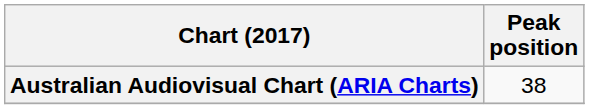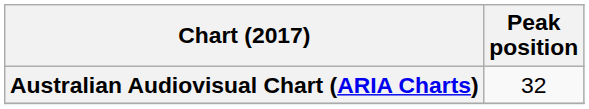(534, 84) 38 -> (534, 84) 32
